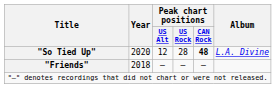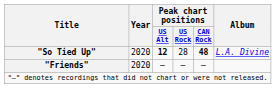(163, 53) normal -> (163, 53) bold
(141, 66) 2018 -> (141, 66) 2020
